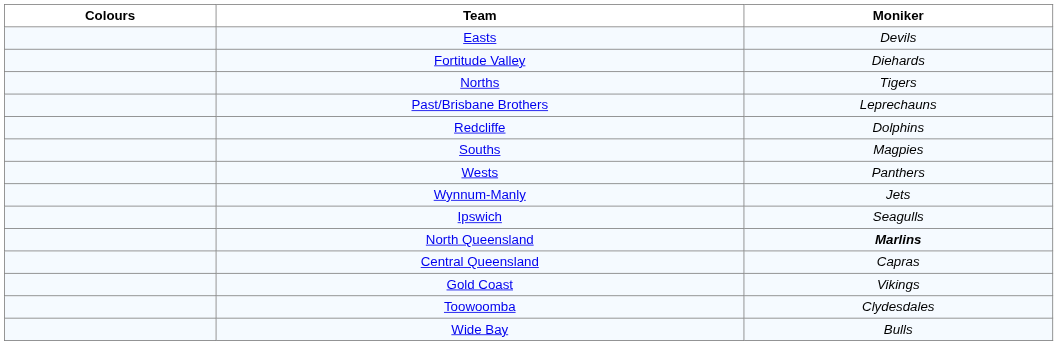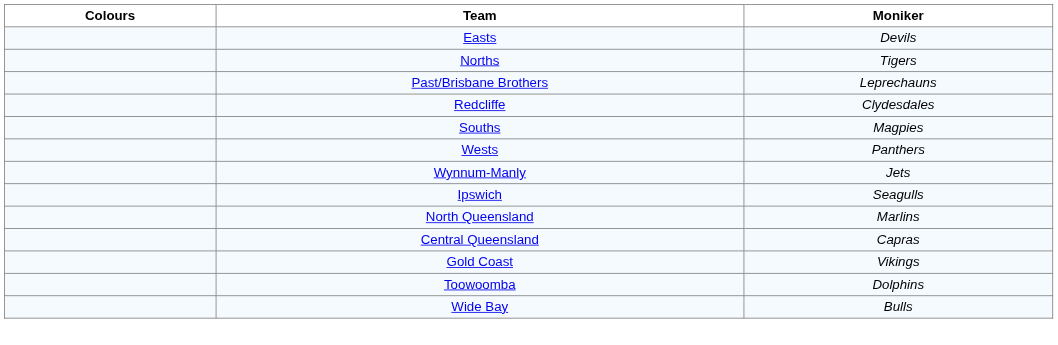- row: (480, 60)
(898, 127) Dolphins -> (898, 105) Clydesdales
(898, 239) bold -> (898, 217) normal
(898, 307) Clydesdales -> (898, 284) Dolphins
